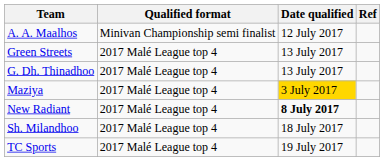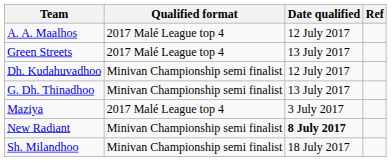(188, 33) Minivan Championship semi finalist -> (165, 33) 2017 Malé League top 4
+ row: (54, 71)
(158, 71) 2017 Malé League top 4 -> (194, 90) Minivan Championship semi finalist
(309, 90) gold background -> (316, 109) no background
(158, 109) 2017 Malé League top 4 -> (194, 128) Minivan Championship semi finalist
(158, 128) 2017 Malé League top 4 -> (194, 147) Minivan Championship semi finalist
- row: (32, 147)
